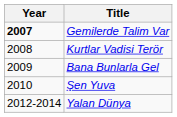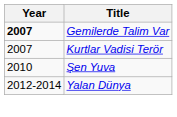(20, 49) 2008 -> (20, 49) 2007
- row: (113, 67)
